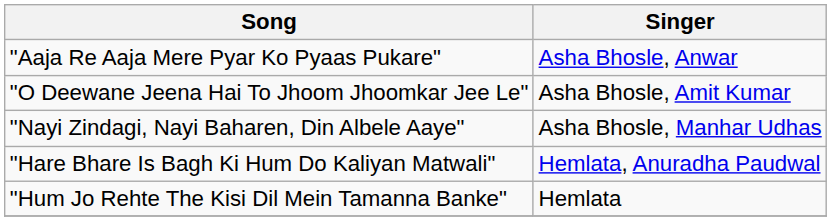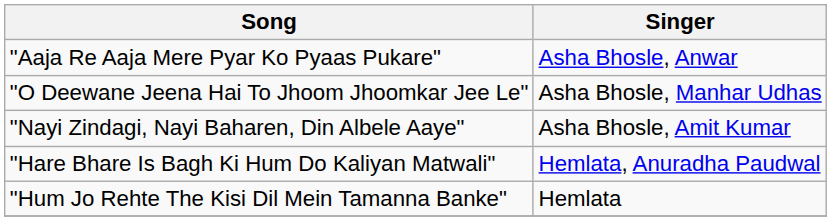(665, 92) Asha Bhosle, Amit Kumar -> (680, 92) Asha Bhosle, Manhar Udhas
(680, 127) Asha Bhosle, Manhar Udhas -> (665, 127) Asha Bhosle, Amit Kumar
